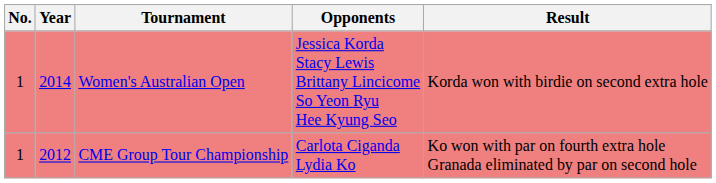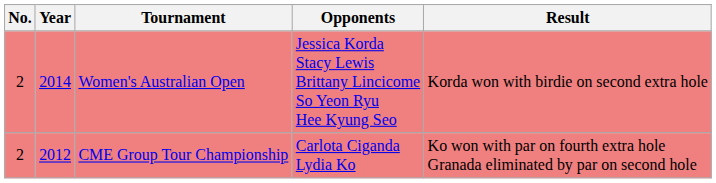(20, 81) 1 -> (20, 81) 2
(20, 155) 1 -> (20, 155) 2
